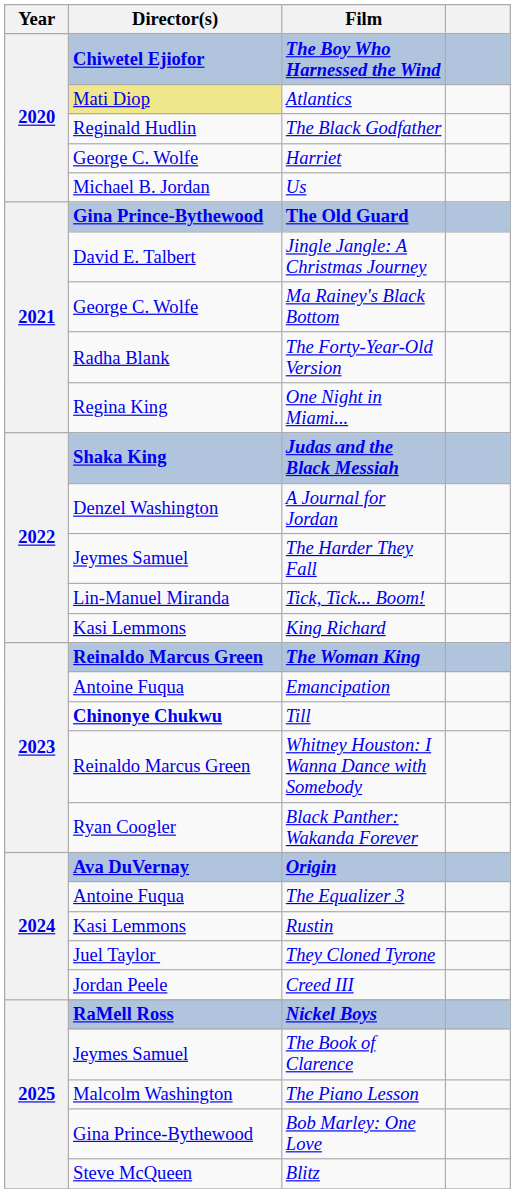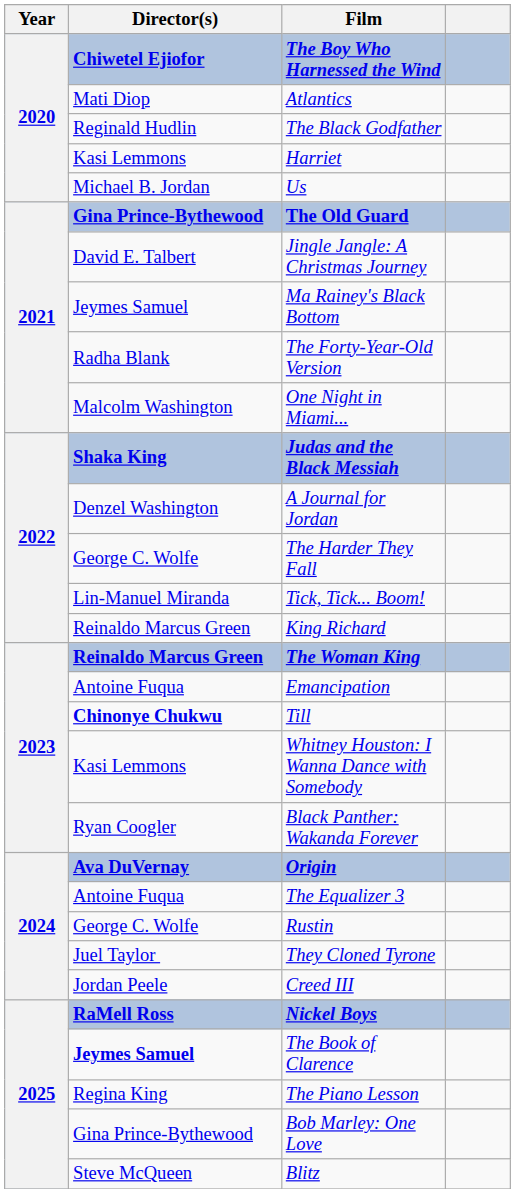(111, 98) khaki background -> (111, 98) no background
(136, 157) George C. Wolfe -> (130, 157) Kasi Lemmons
(136, 306) George C. Wolfe -> (131, 306) Jeymes Samuel
(120, 407) Regina King -> (153, 407) Malcolm Washington
(131, 558) Jeymes Samuel -> (136, 558) George C. Wolfe
(130, 627) Kasi Lemmons -> (162, 627) Reinaldo Marcus Green
(162, 766) Reinaldo Marcus Green -> (130, 766) Kasi Lemmons
(130, 925) Kasi Lemmons -> (136, 925) George C. Wolfe
(131, 1054) normal -> (134, 1054) bold
(153, 1093) Malcolm Washington -> (120, 1093) Regina King
